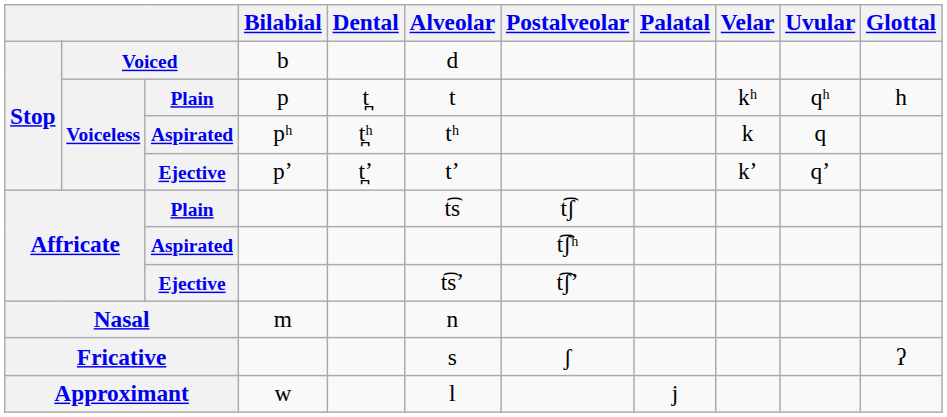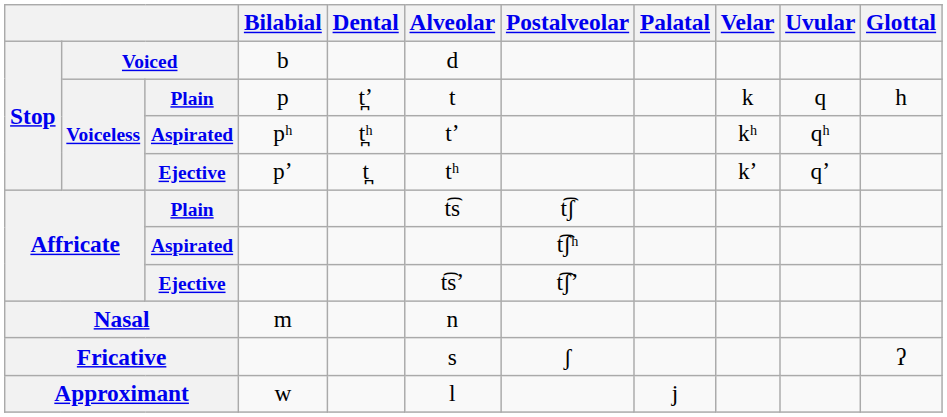(366, 97) t̪ -> (366, 97) t̪ʼ
(748, 97) kʰ -> (748, 97) k
(820, 97) qʰ -> (820, 97) q
(452, 134) tʰ -> (452, 134) tʼ
(748, 134) k -> (748, 134) kʰ
(820, 134) q -> (820, 134) qʰ
(366, 171) t̪ʼ -> (366, 171) t̪
(452, 171) tʼ -> (452, 171) tʰ
